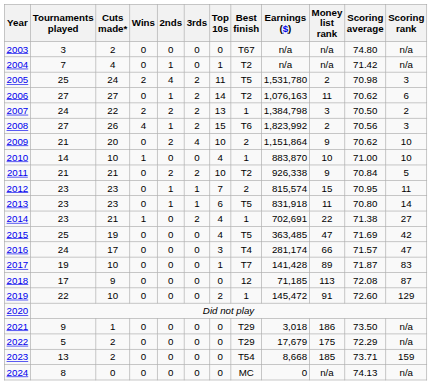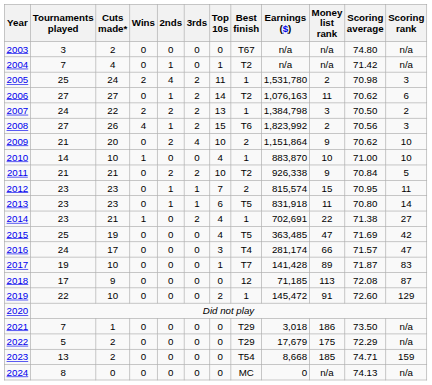(246, 80) T5 -> (246, 80) 1
(63, 327) 9 -> (63, 327) 7
(365, 357) 73.71 -> (365, 357) 74.71
